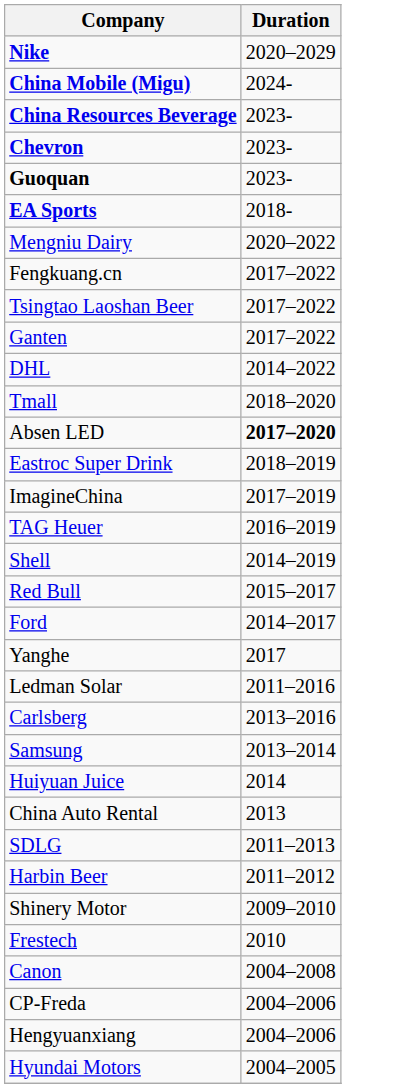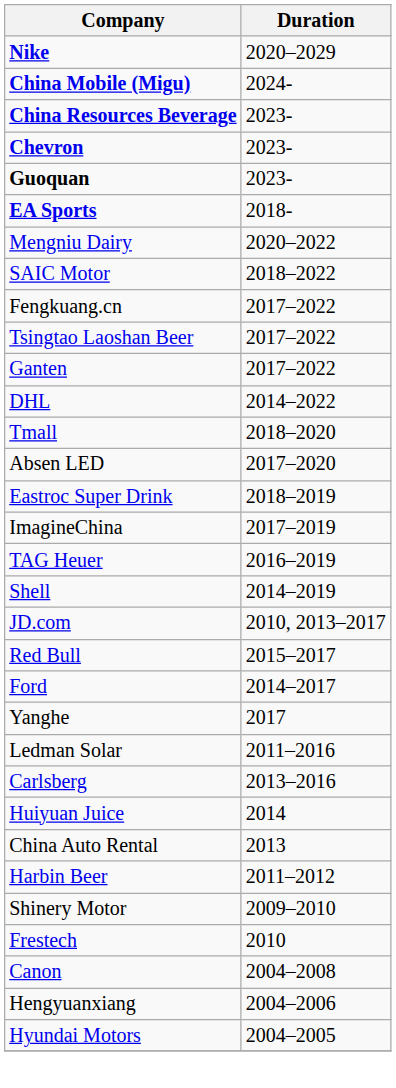+ row: (60, 274)
(291, 432) bold -> (291, 464) normal
+ row: (40, 623)
- row: (46, 749)
- row: (35, 845)
- row: (48, 1003)
